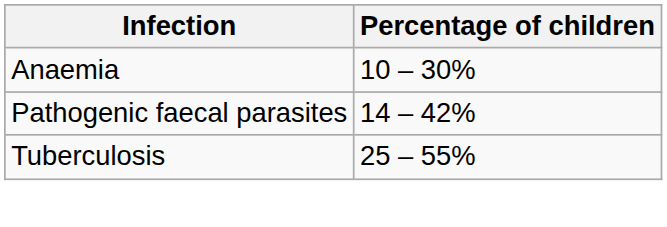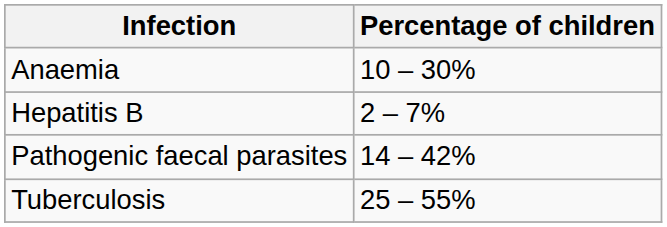+ row: (77, 112)
